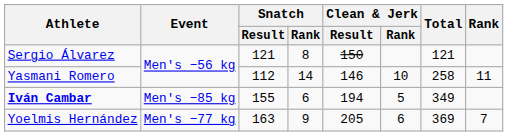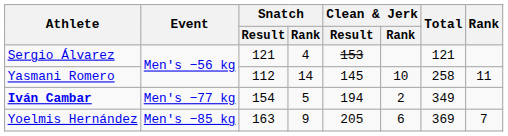(306, 55) 8 -> (306, 55) 4
(352, 55) 150 -> (352, 55) 153
(352, 77) 146 -> (352, 77) 145
(190, 98) Men's −85 kg -> (190, 98) Men's −77 kg
(263, 98) 155 -> (263, 98) 154
(306, 98) 6 -> (306, 98) 5
(401, 98) 5 -> (401, 98) 2
(190, 120) Men's −77 kg -> (190, 120) Men's −85 kg
